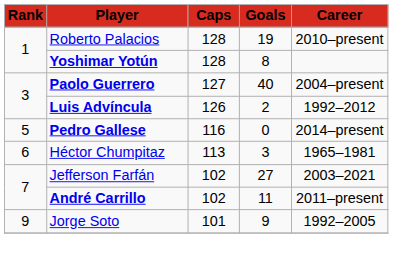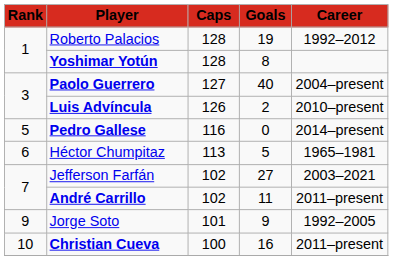(340, 38) 2010–present -> (340, 38) 1992–2012
(340, 107) 1992–2012 -> (340, 107) 2010–present
(265, 152) 3 -> (265, 152) 5
+ row: (104, 244)
